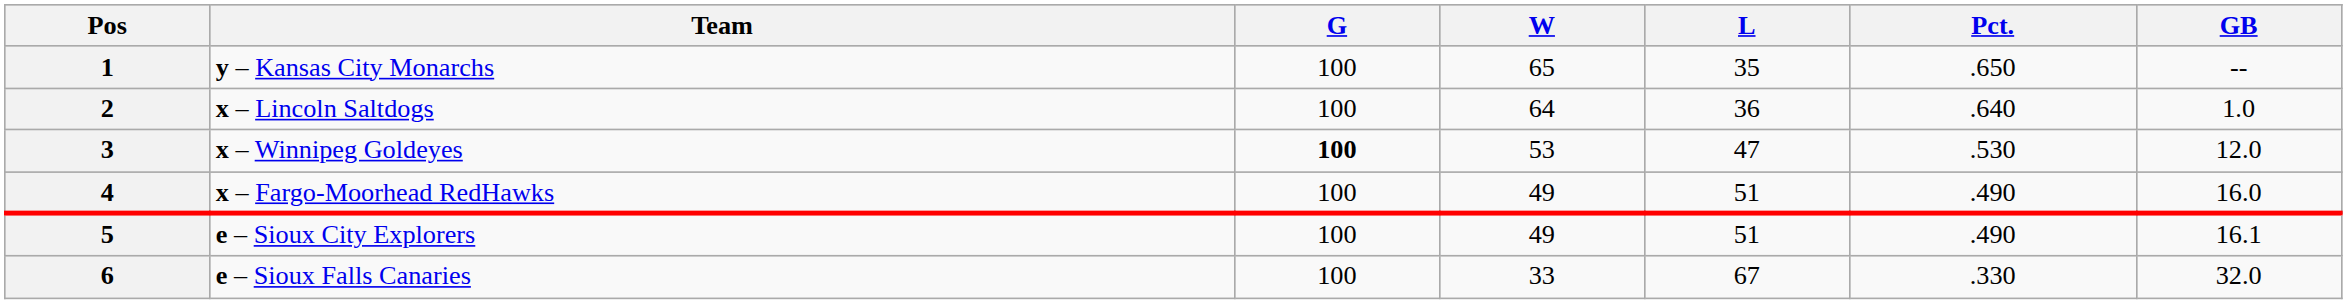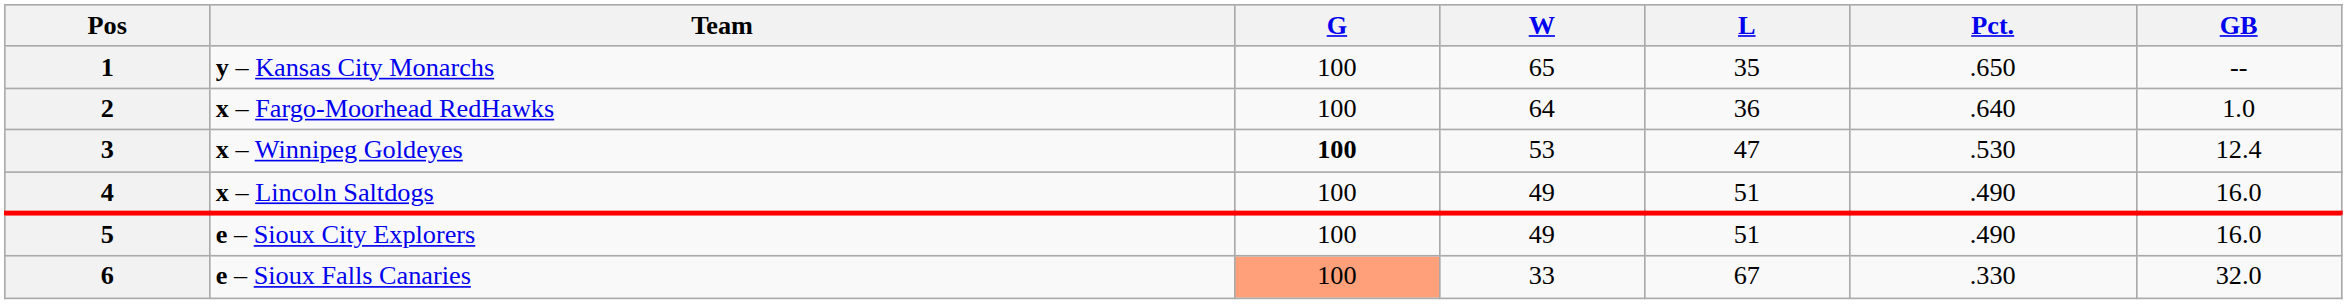(325, 108) x – Lincoln Saltdogs -> (385, 108) x – Fargo-Moorhead RedHawks
(2239, 150) 12.0 -> (2239, 150) 12.4
(385, 191) x – Fargo-Moorhead RedHawks -> (325, 191) x – Lincoln Saltdogs
(2239, 235) 16.1 -> (2239, 235) 16.0
(1337, 276) no background -> (1337, 276) lightsalmon background
